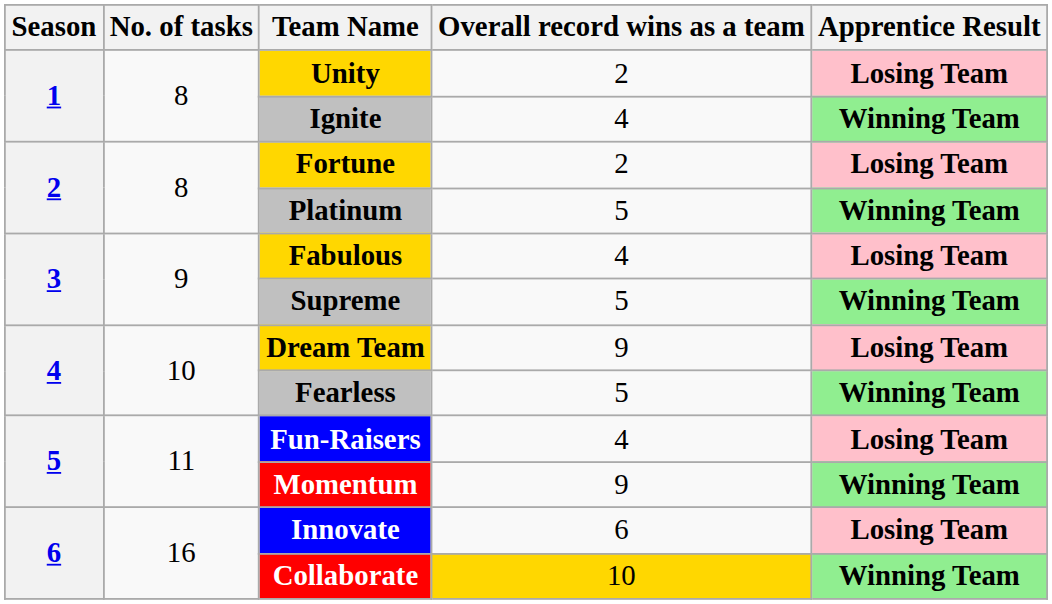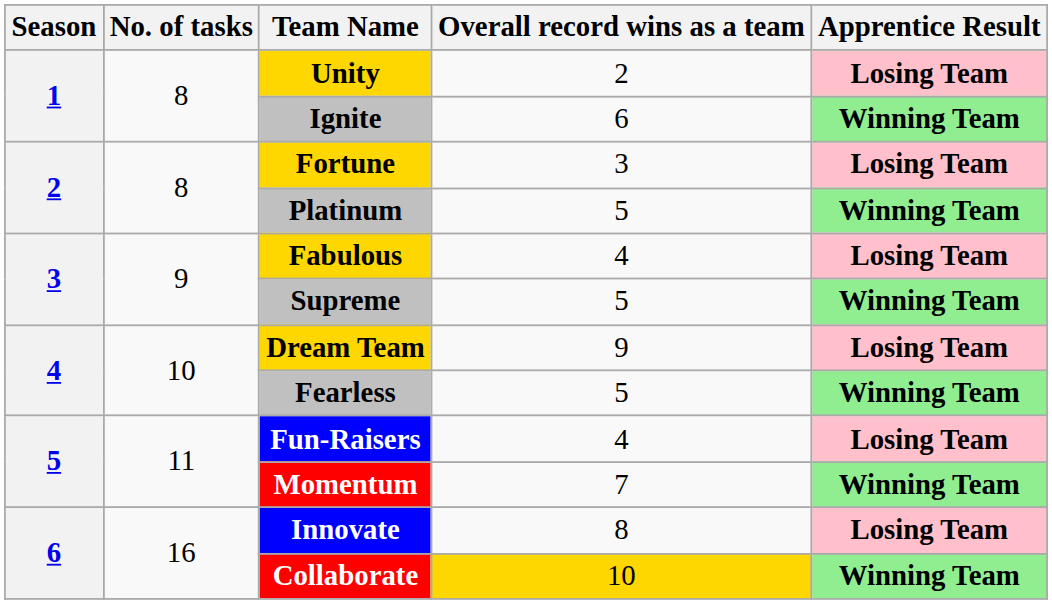(621, 118) 4 -> (621, 118) 6
(621, 164) 2 -> (621, 164) 3
(621, 484) 9 -> (621, 484) 7
(621, 529) 6 -> (621, 529) 8
